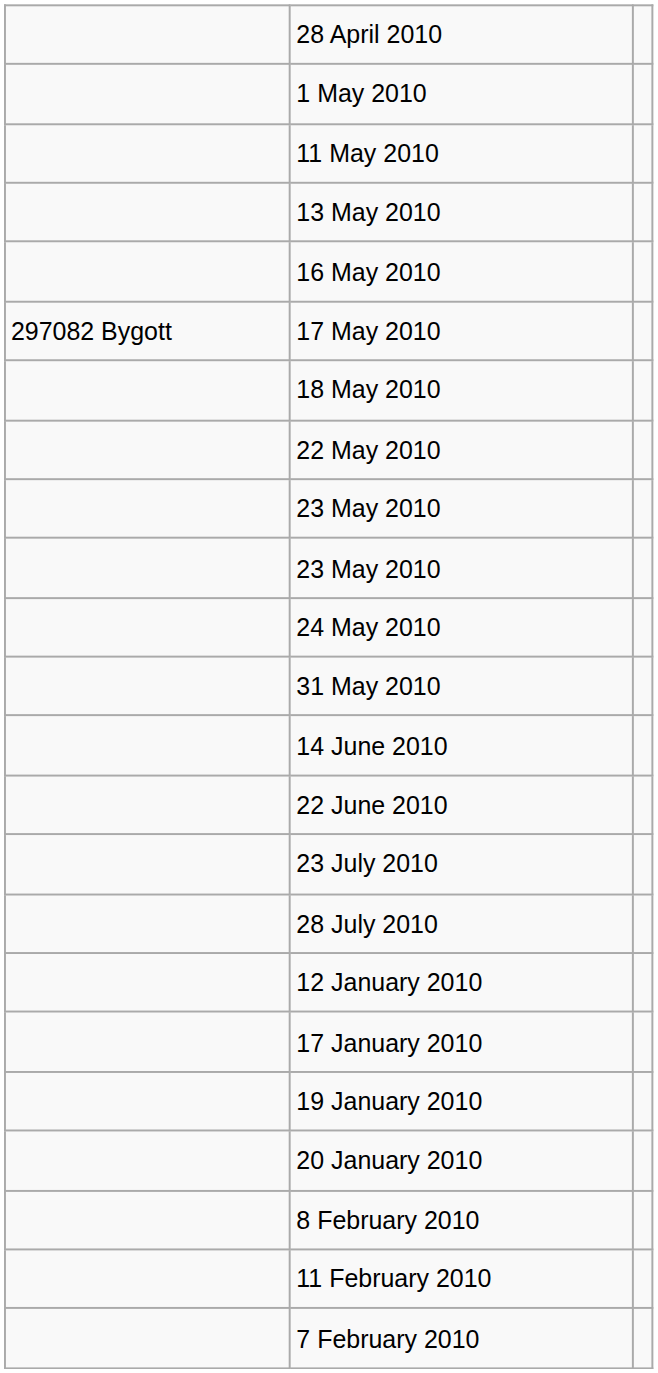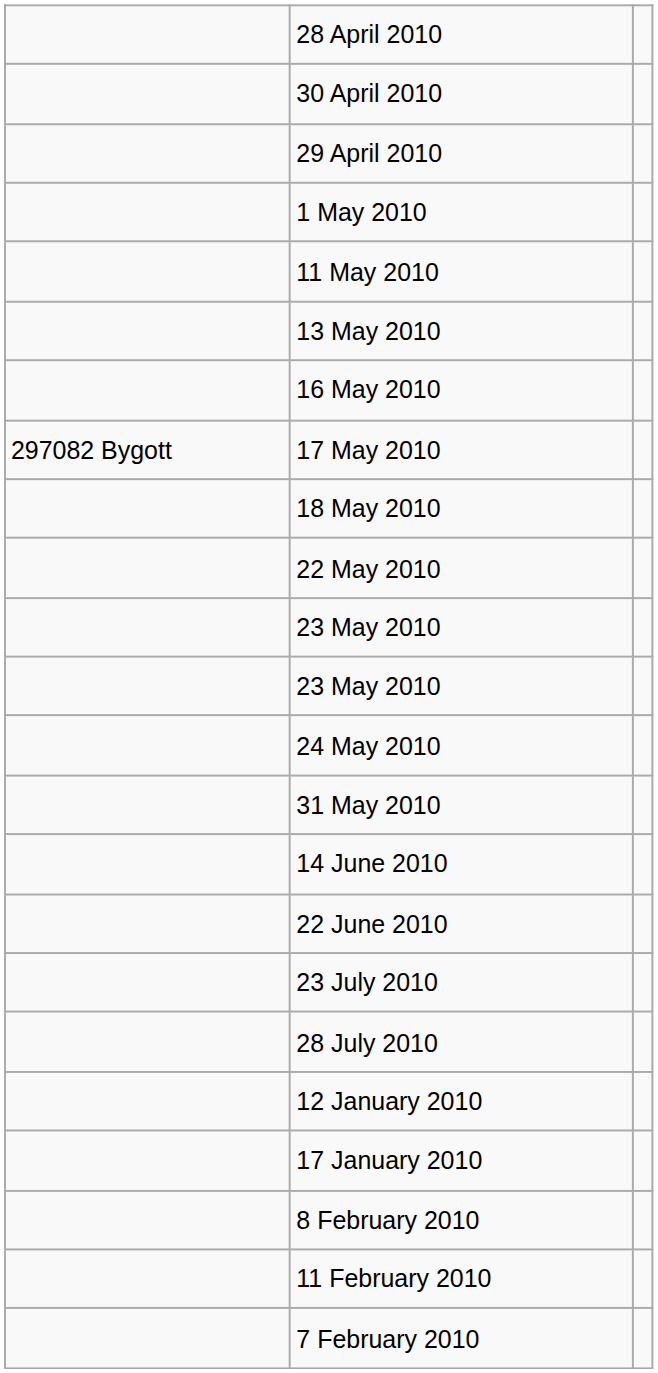+ row: (148, 94)
+ row: (148, 153)
- row: (148, 1101)
- row: (148, 1161)
